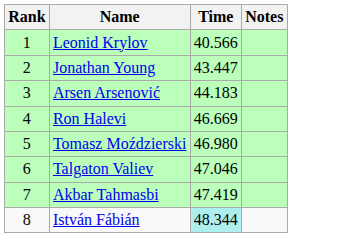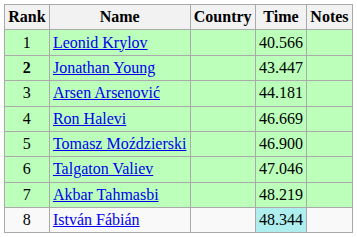+ column: (223, 17)
(27, 67) normal -> (27, 67) bold
(216, 93) 44.183 -> (281, 93) 44.181
(216, 144) 46.980 -> (281, 144) 46.900
(216, 194) 47.419 -> (281, 194) 48.219
